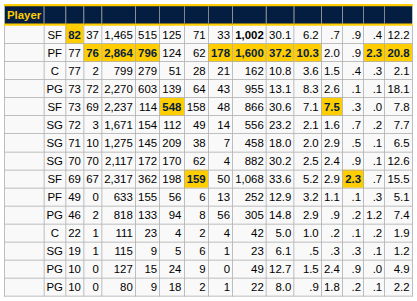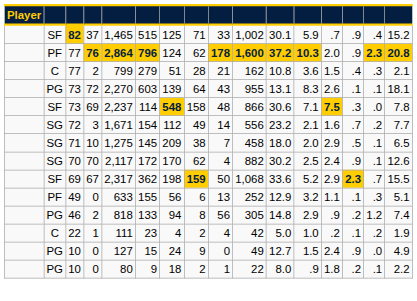(250, 35) bold -> (250, 35) normal
(311, 35) 6.2 -> (311, 35) 5.9
(399, 35) 12.2 -> (399, 35) 15.2
- row: (75, 251)
